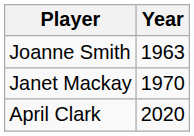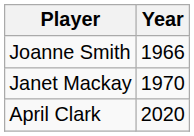(163, 51) 1963 -> (163, 51) 1966
